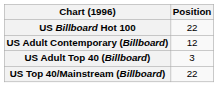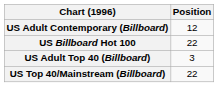rows swapped: (87, 27) <-> (87, 43)
